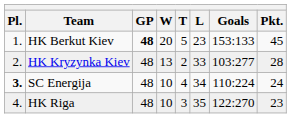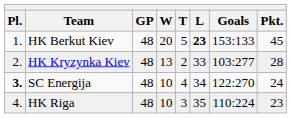(147, 41) bold -> (147, 41) normal
(200, 41) normal -> (200, 41) bold
(234, 82) 110:224 -> (233, 82) 122:270
(233, 102) 122:270 -> (234, 102) 110:224
